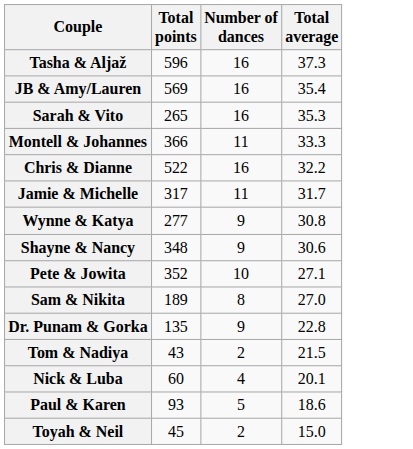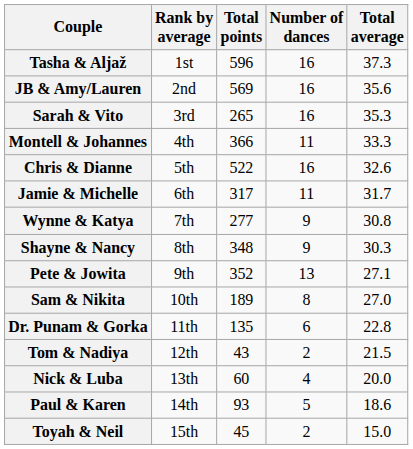+ column: (184, 27)
(312, 89) 35.4 -> (377, 89) 35.6
(312, 168) 32.2 -> (377, 168) 32.6
(312, 247) 30.6 -> (377, 247) 30.3
(241, 273) 10 -> (306, 273) 13
(241, 326) 9 -> (306, 326) 6
(312, 378) 20.1 -> (377, 378) 20.0
